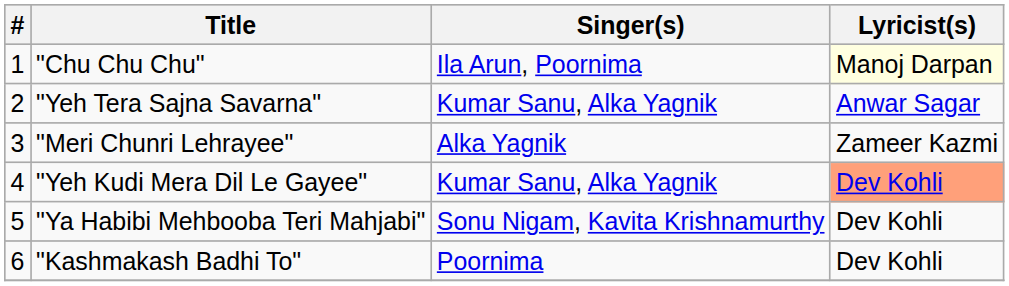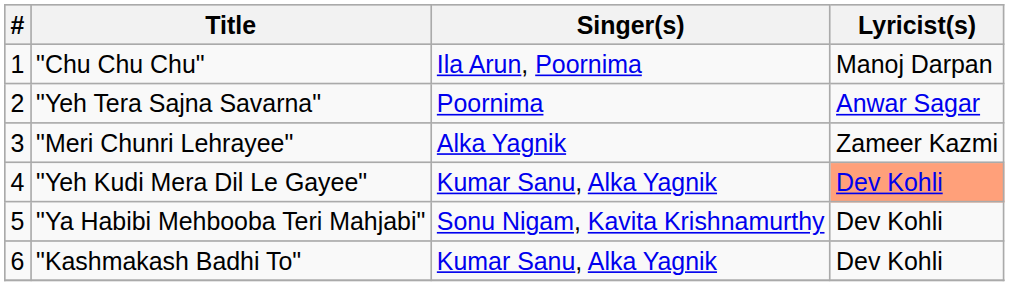(914, 64) lightyellow background -> (914, 64) no background
(577, 104) Kumar Sanu, Alka Yagnik -> (490, 104) Poornima
(490, 262) Poornima -> (577, 262) Kumar Sanu, Alka Yagnik
